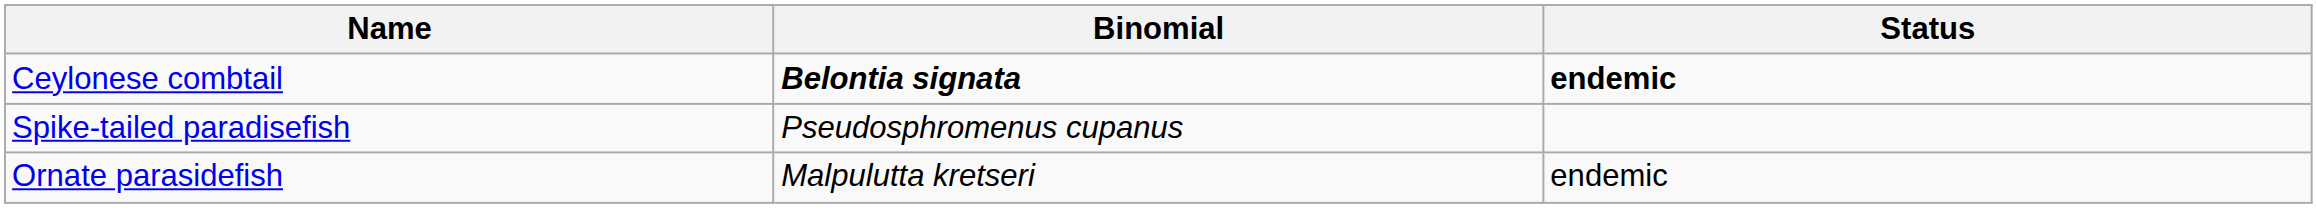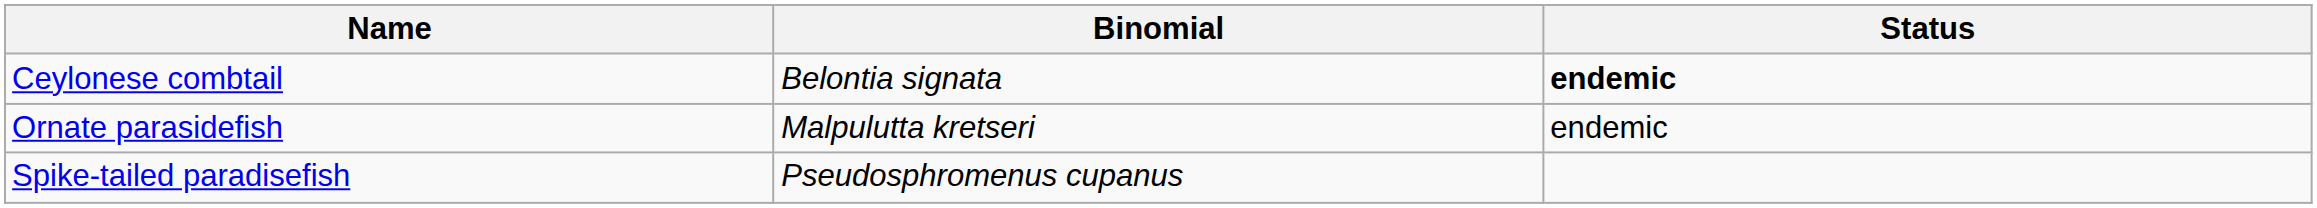(901, 78) bold -> (892, 78) normal
rows swapped: (148, 176) <-> (181, 127)
